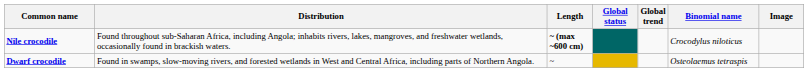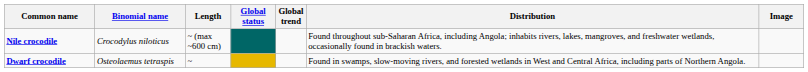columns swapped: (713, 16) <-> (321, 16)
(566, 40) bold -> (204, 40) normal
